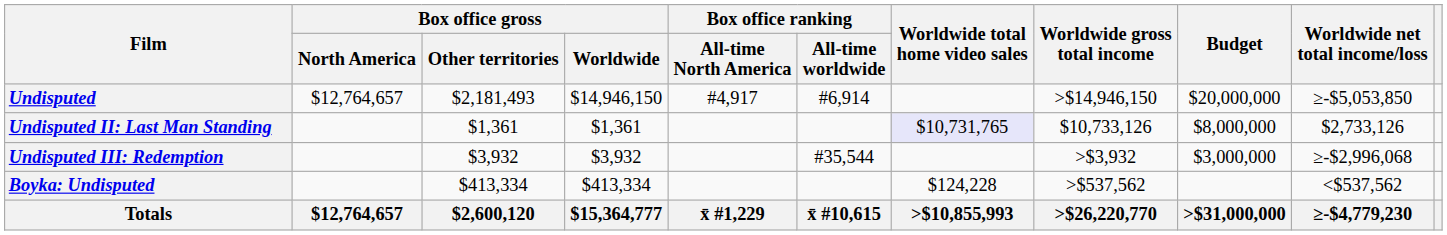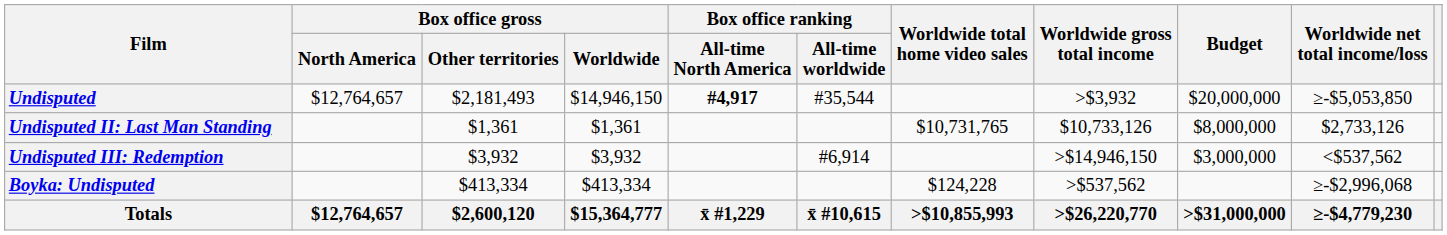(733, 98) normal -> (733, 98) bold
(844, 98) #6,914 -> (844, 98) #35,544
(1106, 98) >$14,946,150 -> (1106, 98) >$3,932
(962, 127) lavender background -> (962, 127) no background
(844, 156) #35,544 -> (844, 156) #6,914
(1106, 156) >$3,932 -> (1106, 156) >$14,946,150
(1363, 156) ≥-$2,996,068 -> (1363, 156) <$537,562
(1363, 185) <$537,562 -> (1363, 185) ≥-$2,996,068
